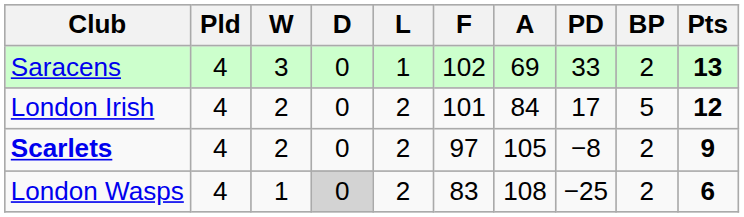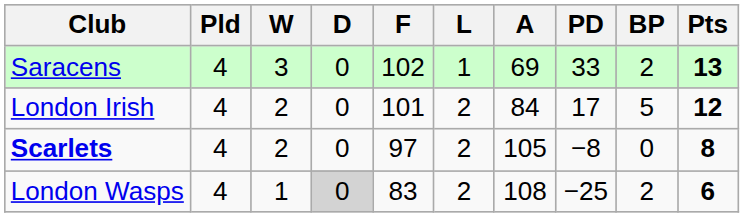columns swapped: (403, 25) <-> (464, 25)
(647, 149) 2 -> (647, 149) 0
(708, 149) 9 -> (708, 149) 8
